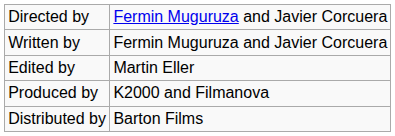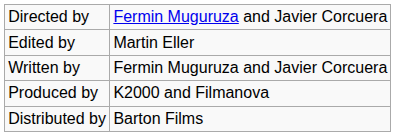rows swapped: (44, 42) <-> (42, 67)
